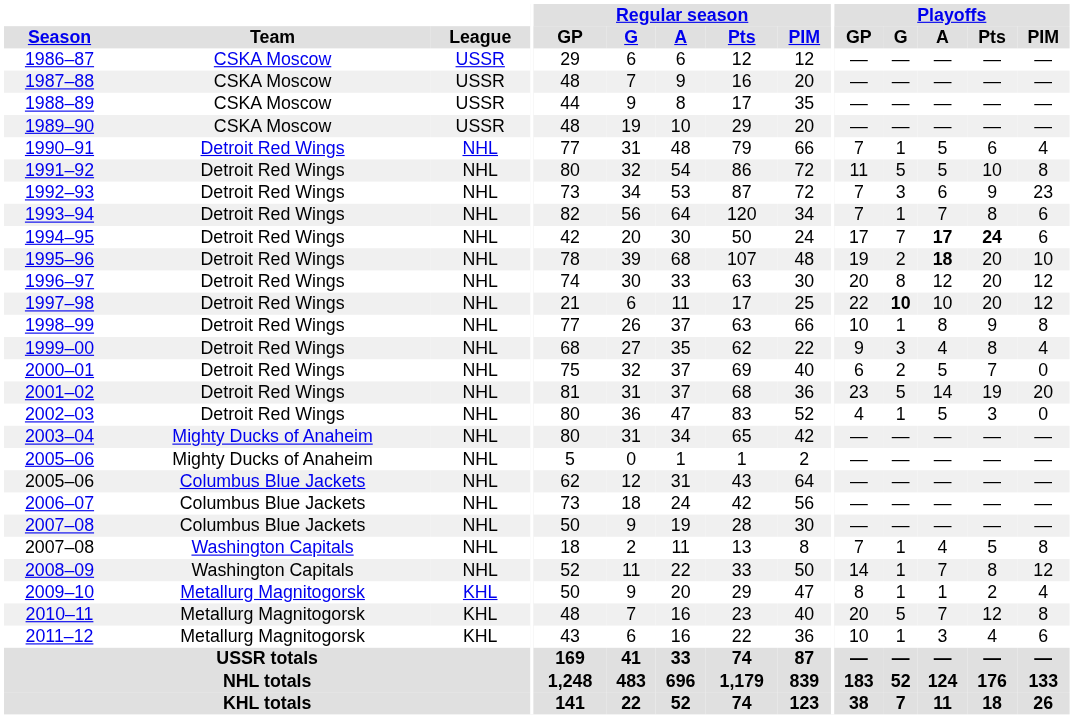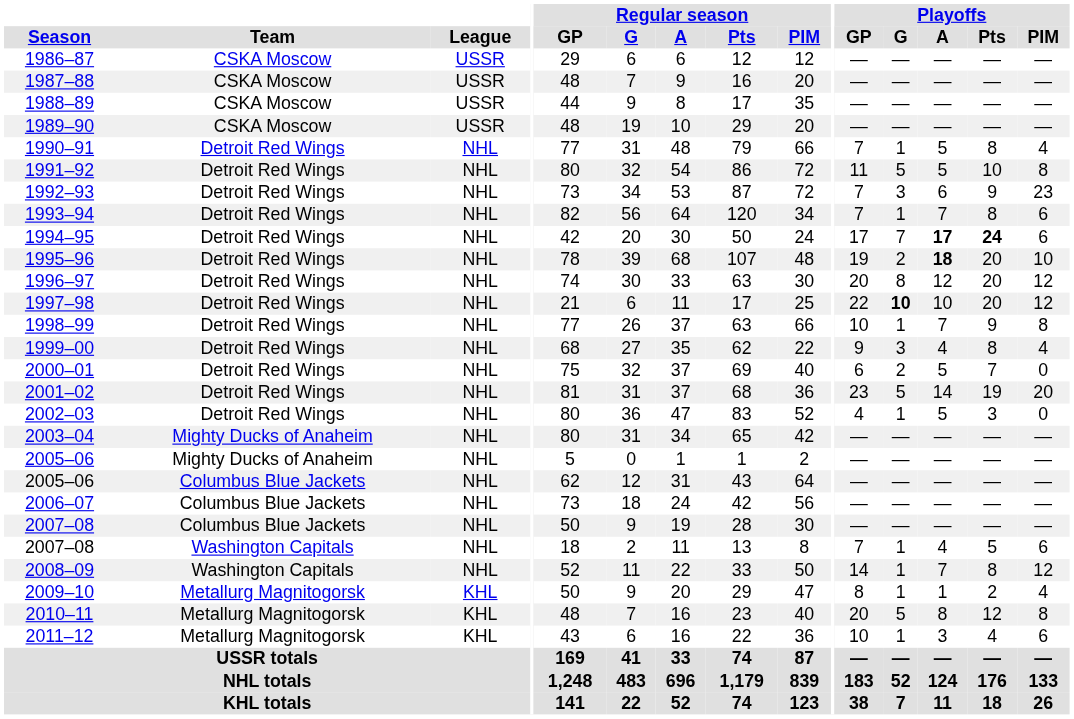(992, 148) 6 -> (992, 148) 8
(943, 325) 8 -> (943, 325) 7
(1043, 547) 8 -> (1043, 547) 6
(943, 614) 7 -> (943, 614) 8
